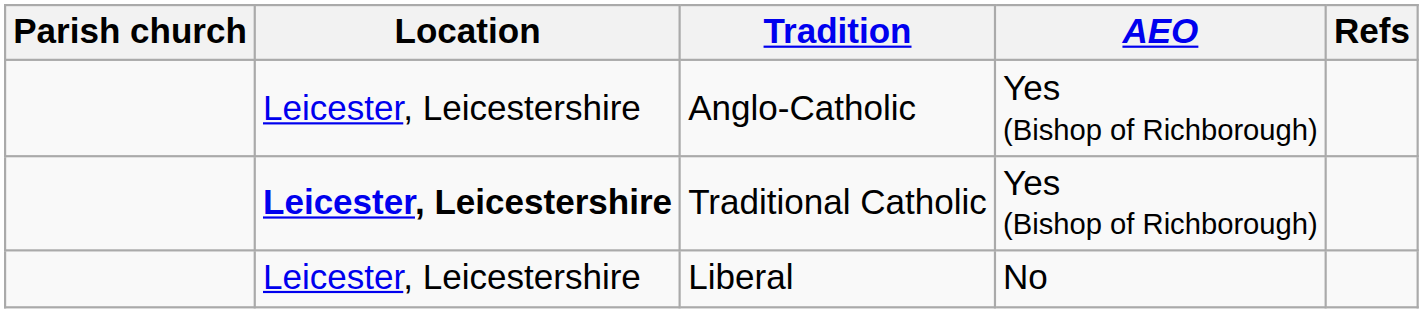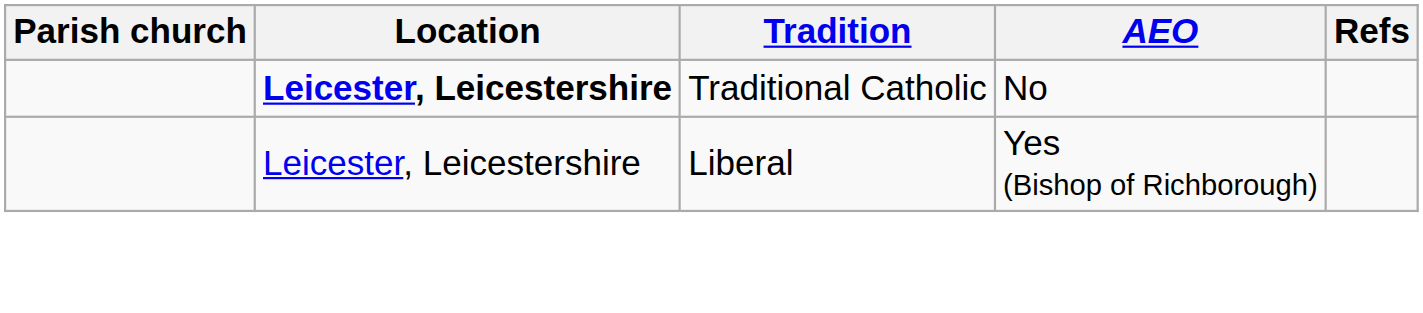- row: (802, 107)
(1160, 202) Yes (Bishop of Richborough) -> (1025, 87) No
(1025, 277) No -> (1160, 163) Yes (Bishop of Richborough)
